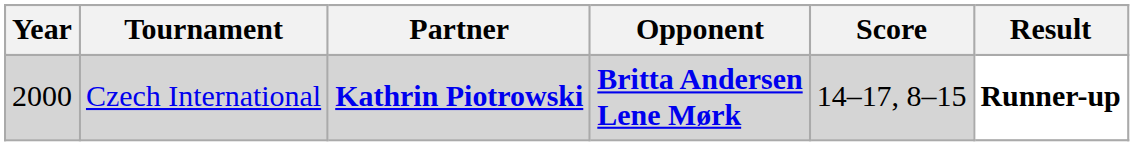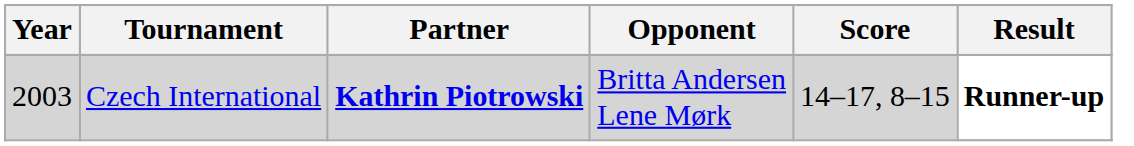(42, 96) 2000 -> (42, 96) 2003
(700, 96) bold -> (692, 96) normal
